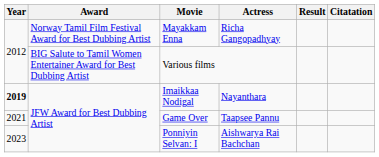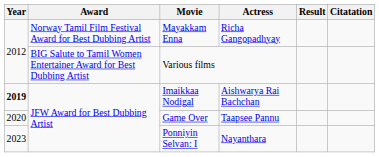(244, 97) Nayanthara -> (250, 97) Aishwarya Rai Bachchan
(16, 118) 2021 -> (16, 118) 2020
(250, 139) Aishwarya Rai Bachchan -> (244, 139) Nayanthara
